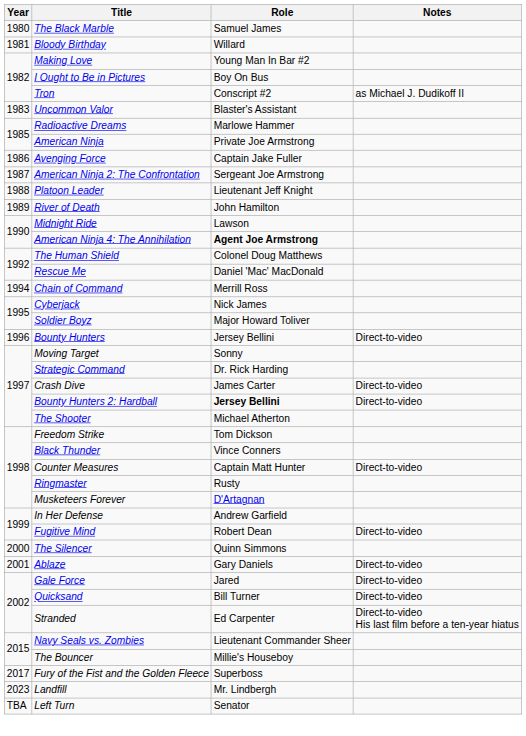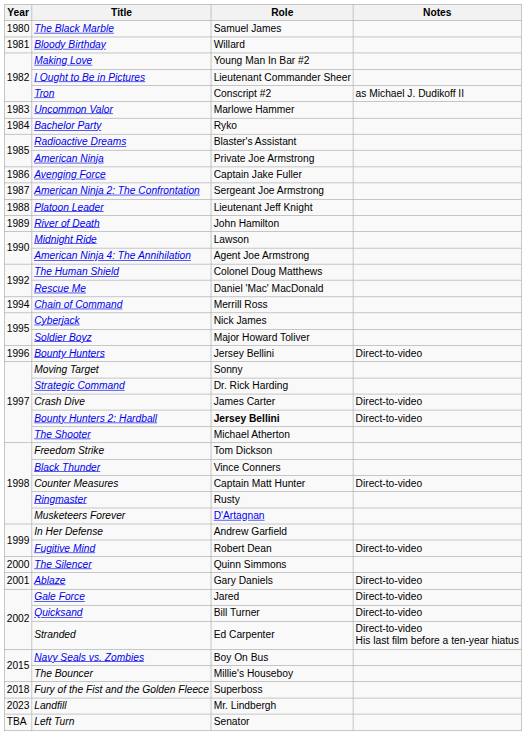(241, 77) Boy On Bus -> (282, 77) Lieutenant Commander Sheer
(255, 110) Blaster's Assistant -> (254, 110) Marlowe Hammer
+ row: (68, 126)
(254, 126) Marlowe Hammer -> (255, 142) Blaster's Assistant
(266, 239) bold -> (261, 256) normal
(282, 641) Lieutenant Commander Sheer -> (241, 657) Boy On Bus
(18, 673) 2017 -> (18, 689) 2018
